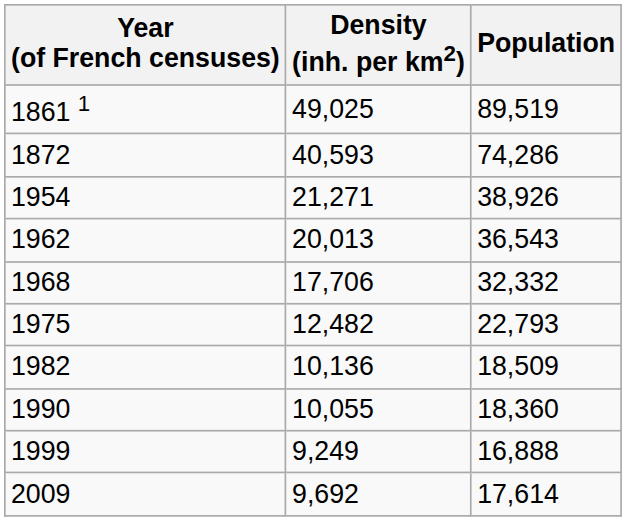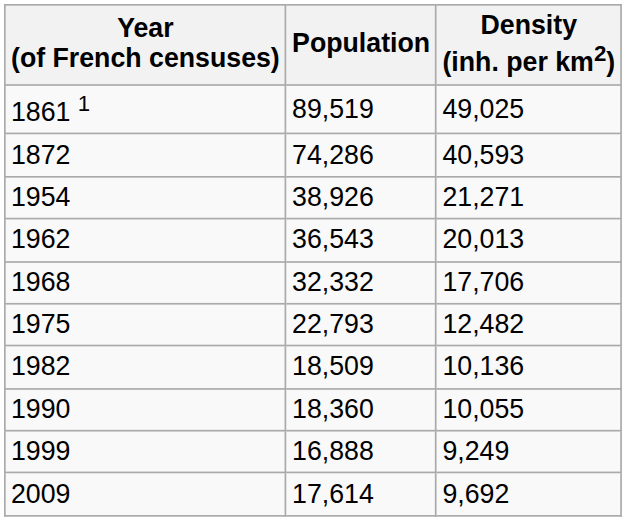columns swapped: (546, 44) <-> (378, 44)
